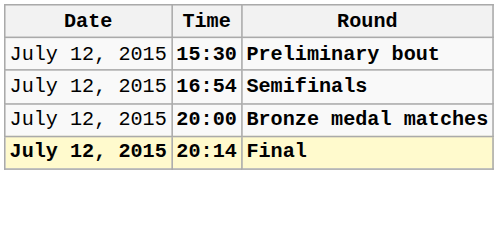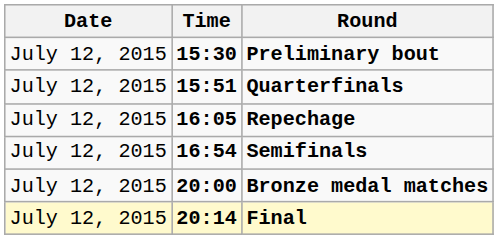+ row: (325, 87)
+ row: (301, 120)
(88, 153) bold -> (88, 218) normal
